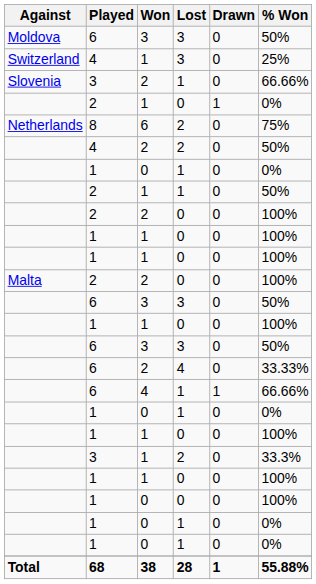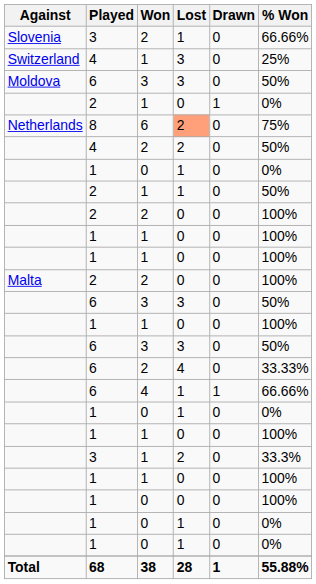rows swapped: (34, 37) <-> (34, 81)
(181, 125) no background -> (181, 125) lightsalmon background
